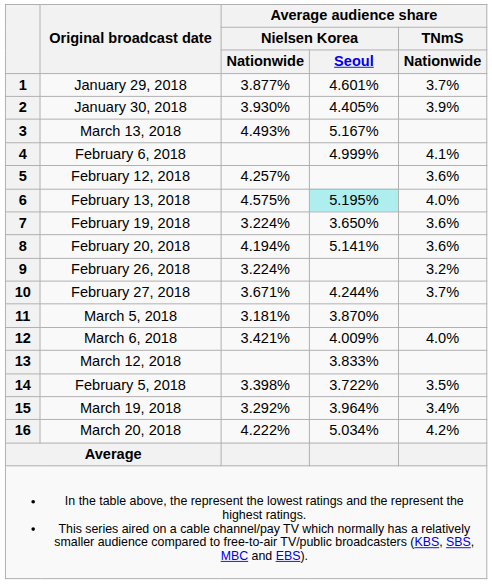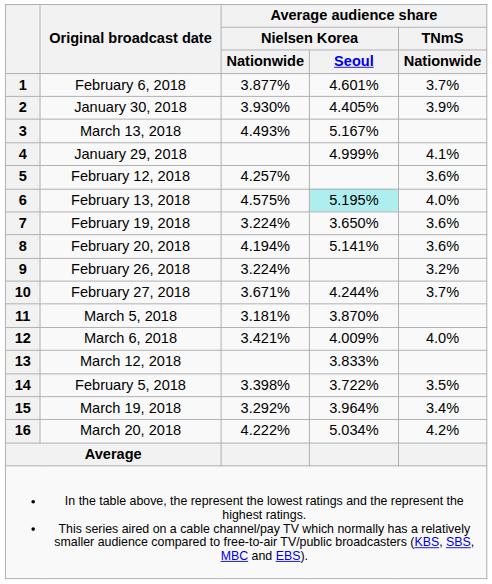(131, 84) January 29, 2018 -> (131, 84) February 6, 2018
(131, 154) February 6, 2018 -> (131, 154) January 29, 2018
